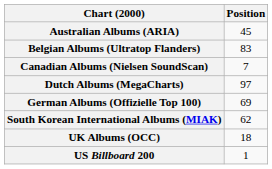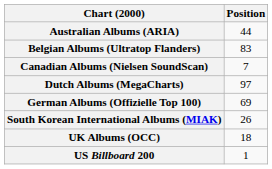(246, 31) 45 -> (246, 31) 44
(246, 119) 62 -> (246, 119) 26
